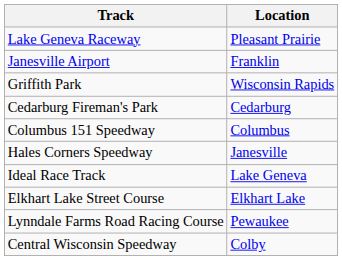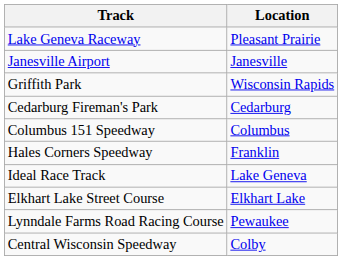(255, 61) Franklin -> (259, 61) Janesville
(259, 152) Janesville -> (255, 152) Franklin
